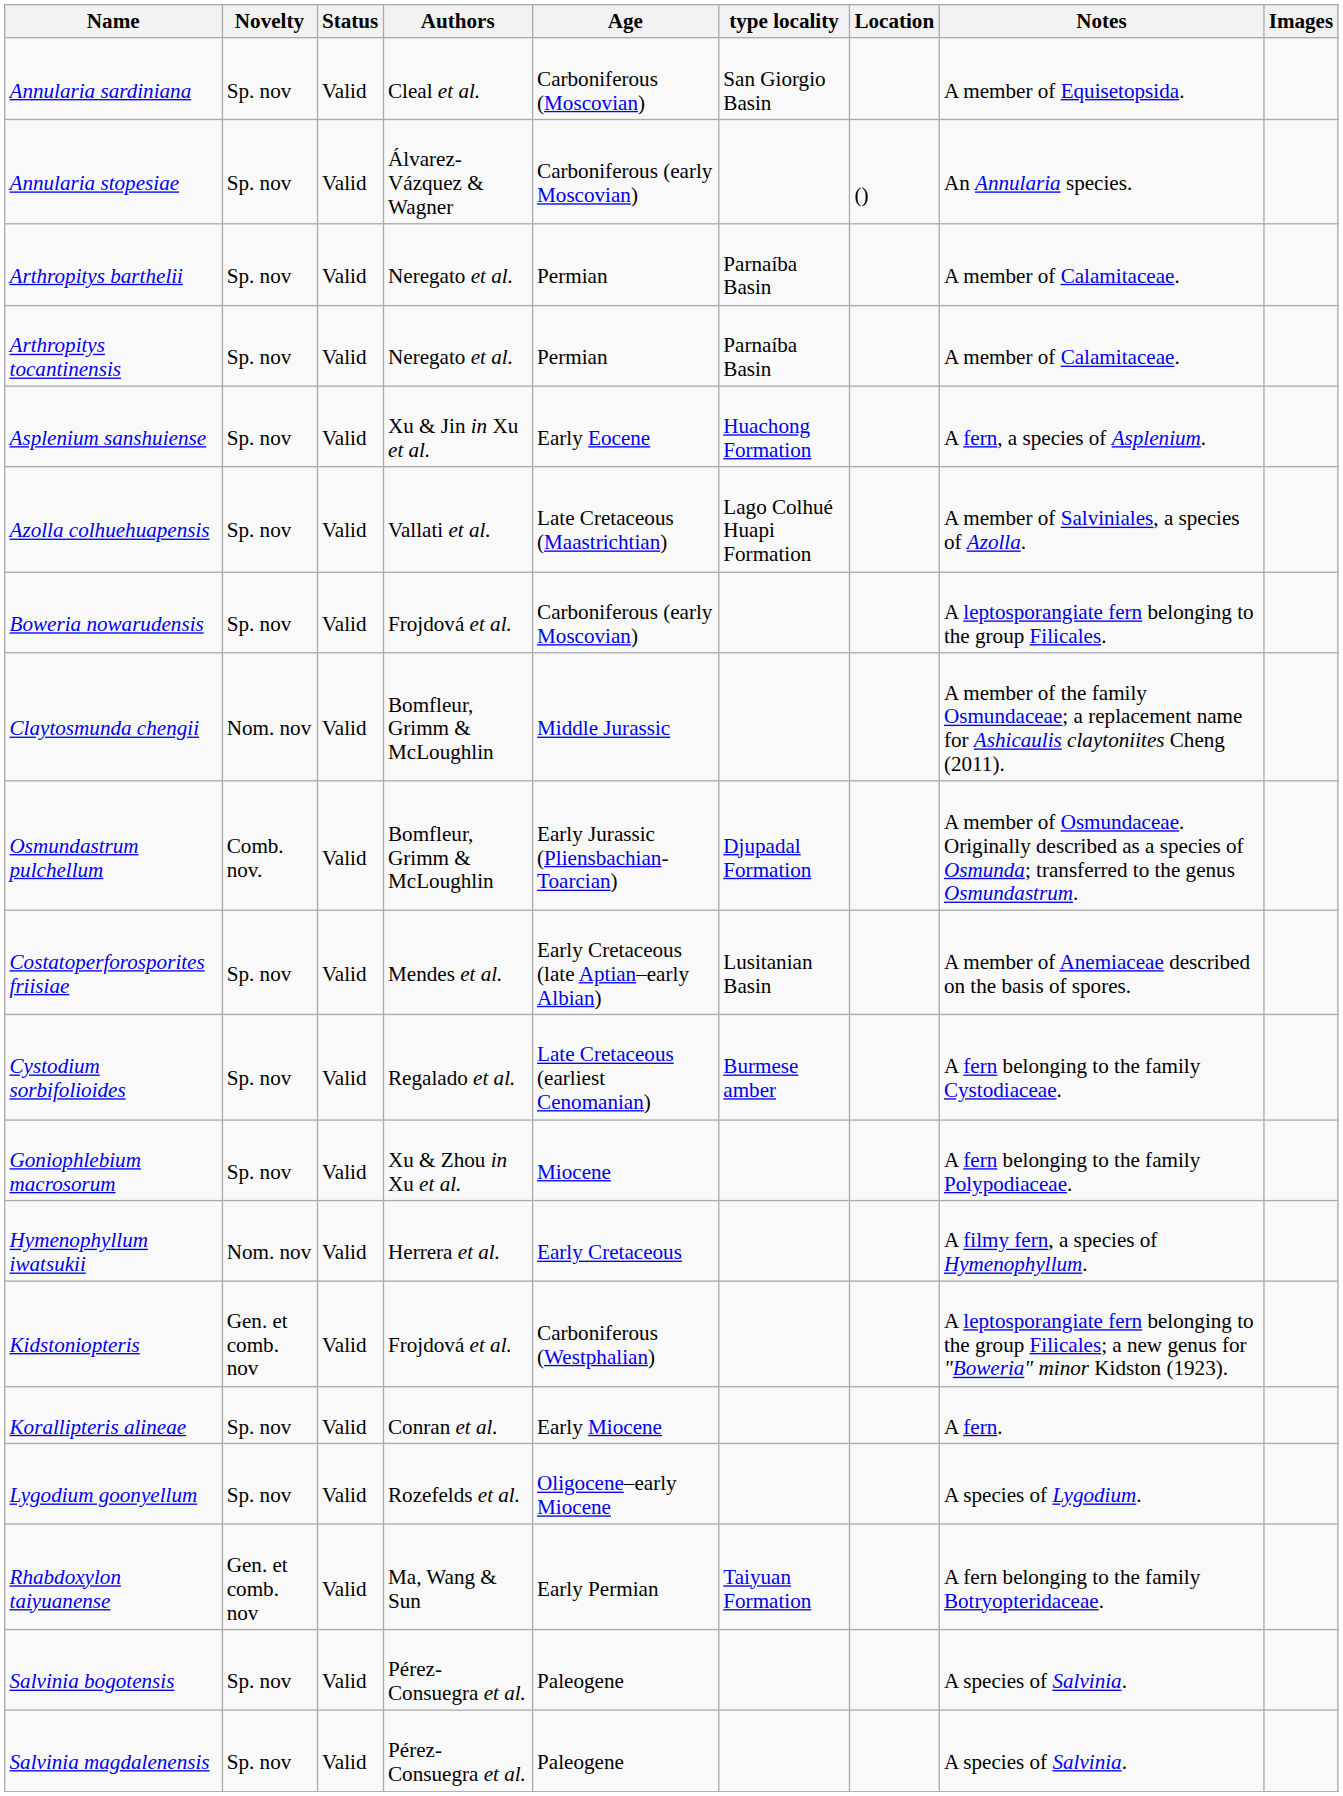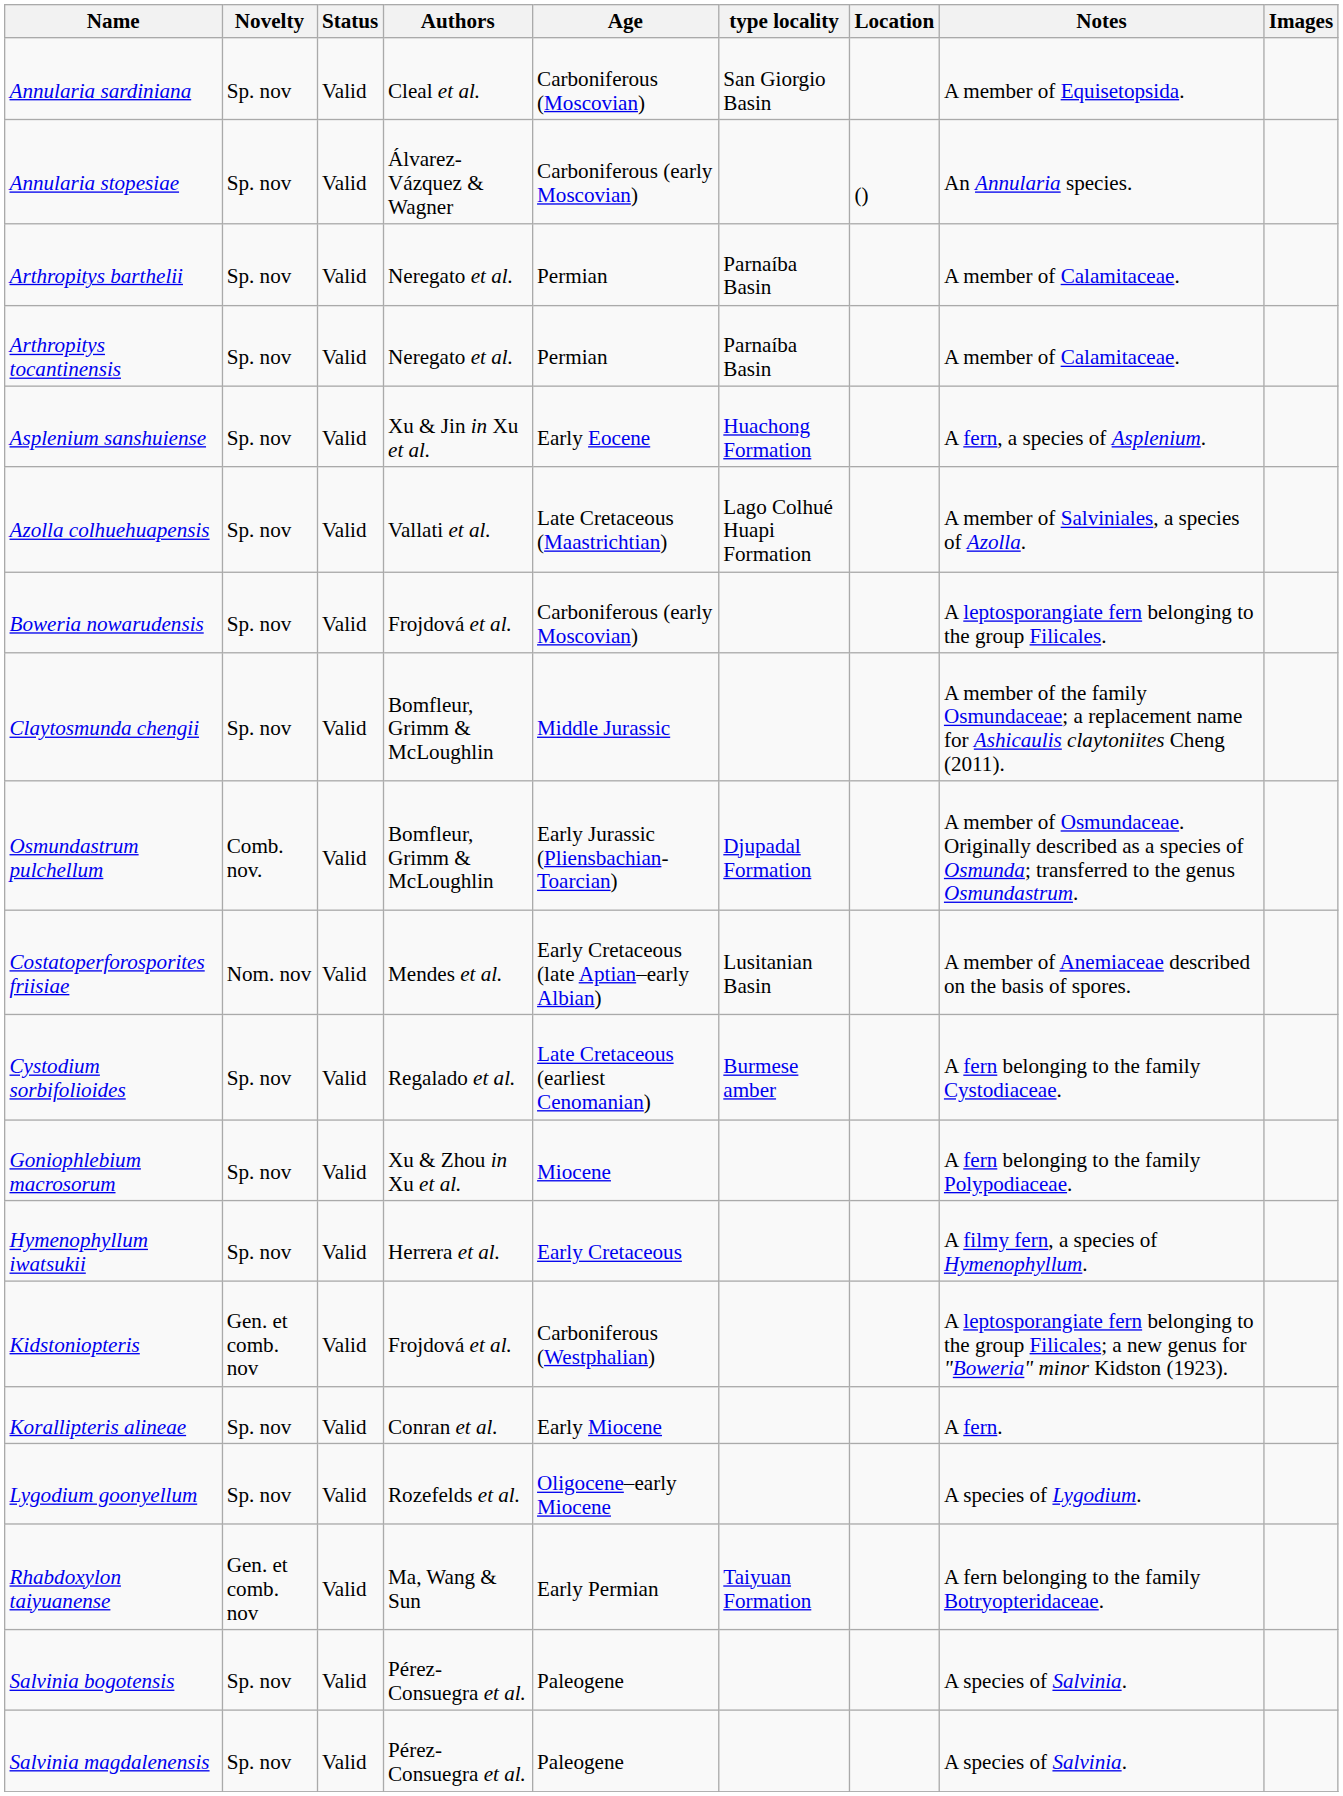(269, 728) Nom. nov -> (259, 728) Sp. nov
(259, 973) Sp. nov -> (269, 973) Nom. nov
(269, 1252) Nom. nov -> (259, 1252) Sp. nov
